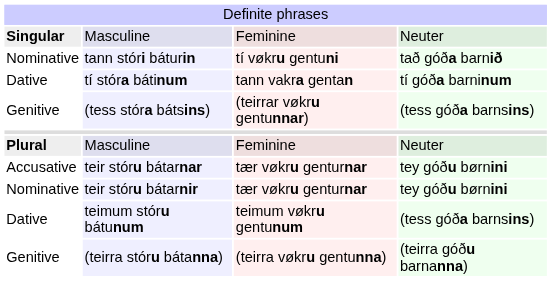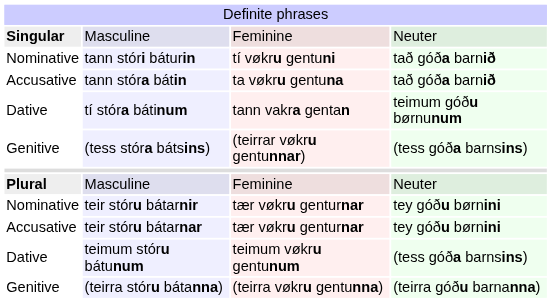+ row: (41, 80)
(456, 80) tí góða barninum -> (436, 110) teimum góðu børnunum
rows swapped: (43, 189) <-> (41, 167)
